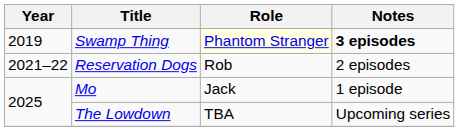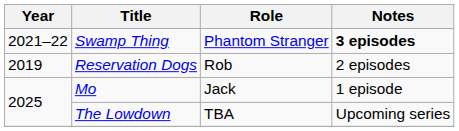(25, 41) 2019 -> (38, 41) 2021–22
(266, 41) lightyellow background -> (266, 41) no background
(38, 65) 2021–22 -> (25, 65) 2019
